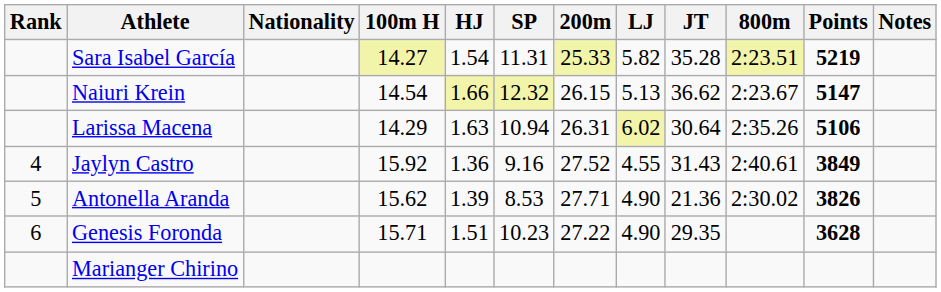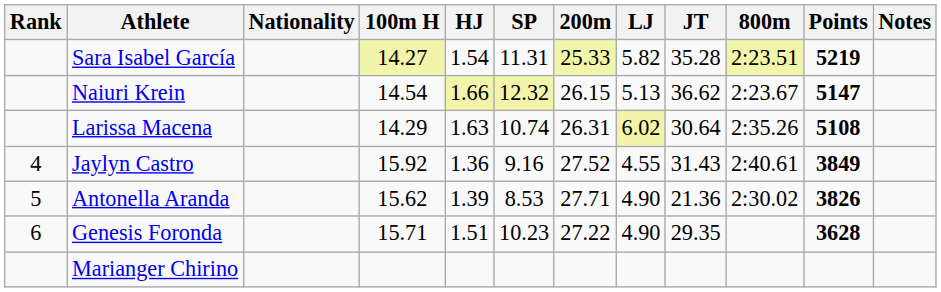(524, 127) 10.94 -> (524, 127) 10.74
(838, 127) 5106 -> (838, 127) 5108
